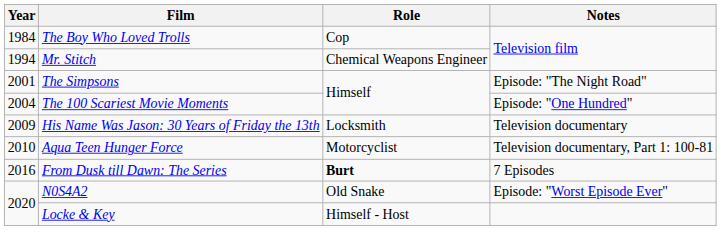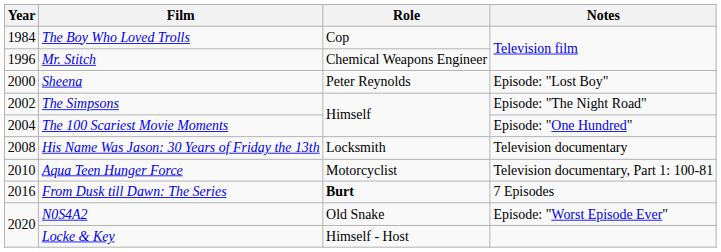(22, 59) 1994 -> (22, 59) 1996
+ row: (62, 81)
(22, 81) 2001 -> (22, 103) 2002
(22, 125) 2009 -> (22, 147) 2008
